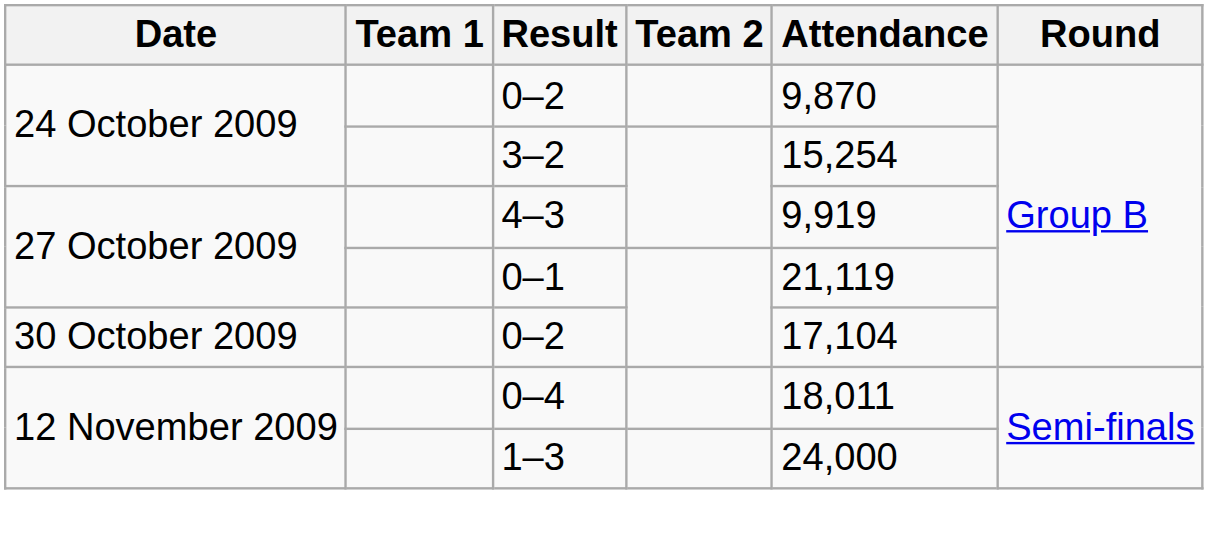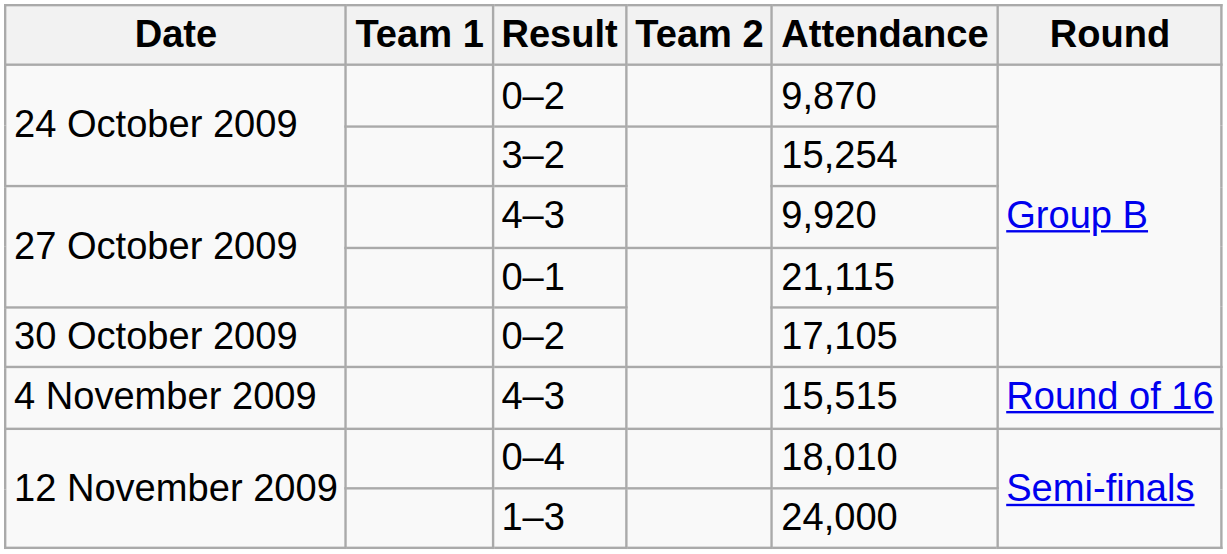(829, 215) 9,919 -> (829, 215) 9,920
(838, 276) 21,119 -> (838, 276) 21,115
(840, 336) 17,104 -> (840, 336) 17,105
+ row: (165, 397)
(838, 397) 18,011 -> (840, 457) 18,010
